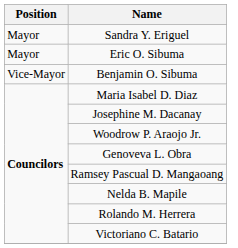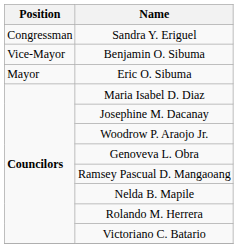(23, 34) Mayor -> (40, 34) Congressman
rows swapped: (147, 54) <-> (147, 74)
